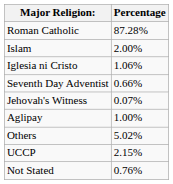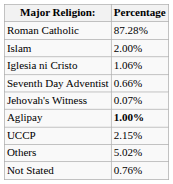(128, 118) normal -> (129, 118) bold
rows swapped: (21, 153) <-> (22, 135)
